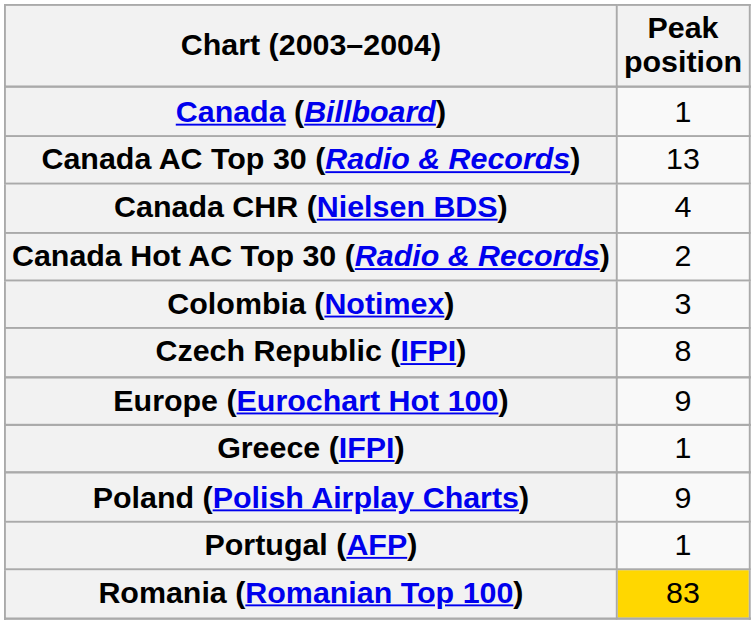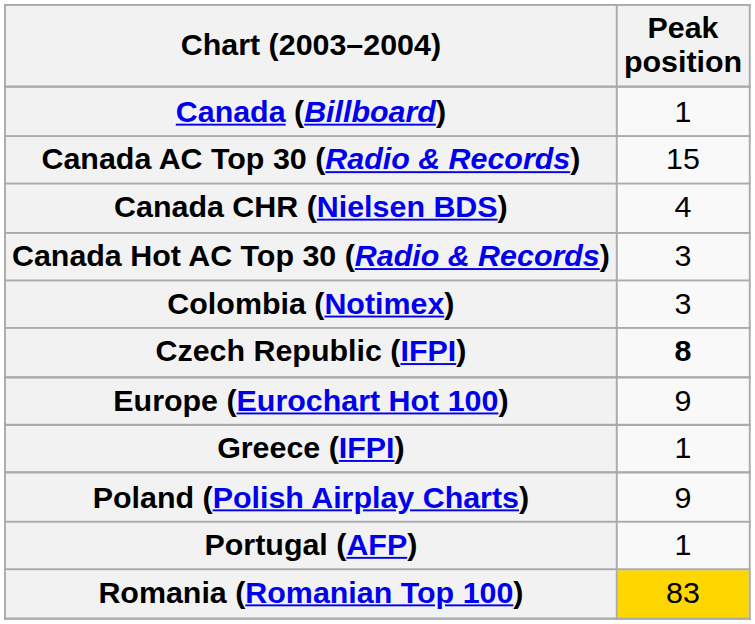(683, 159) 13 -> (683, 159) 15
(683, 255) 2 -> (683, 255) 3
(683, 352) normal -> (683, 352) bold
